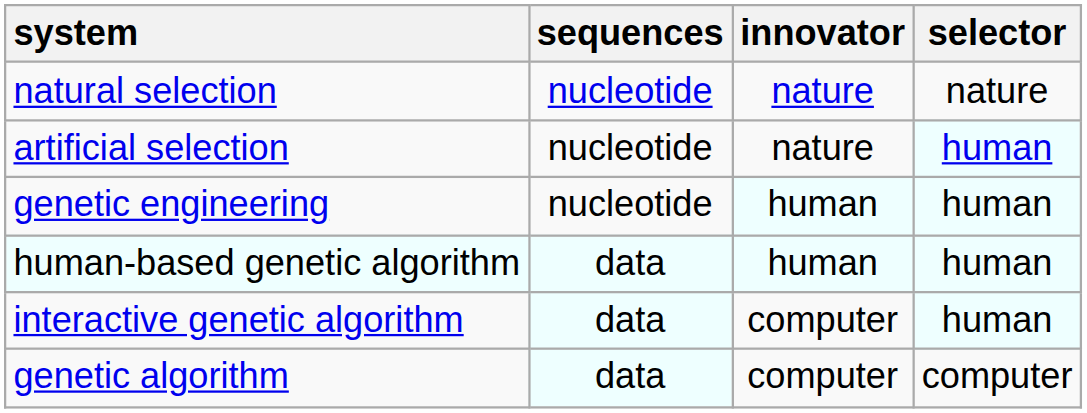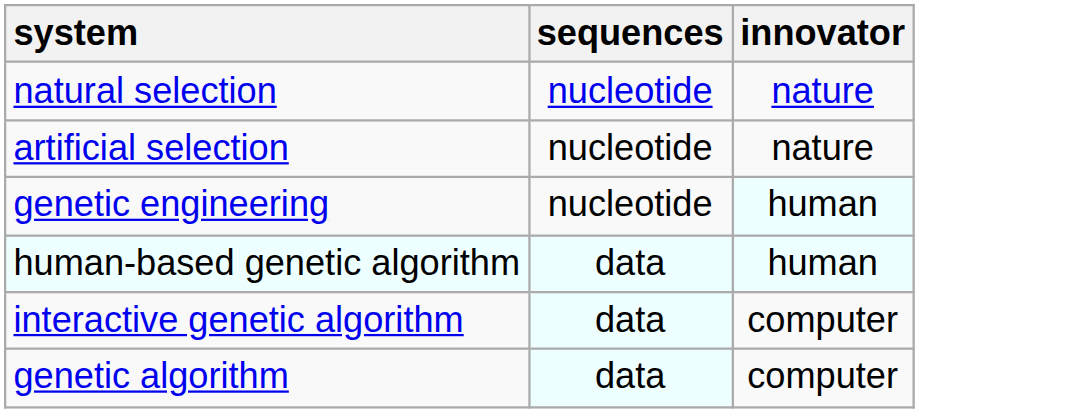- column: (997, 33)
